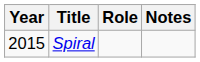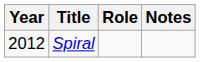(27, 43) 2015 -> (27, 43) 2012
